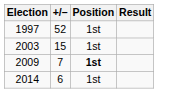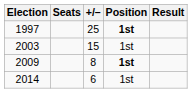+ column: (67, 12)
(60, 29) 52 -> (93, 29) 25
(93, 29) normal -> (126, 29) bold
(60, 63) 7 -> (93, 63) 8
